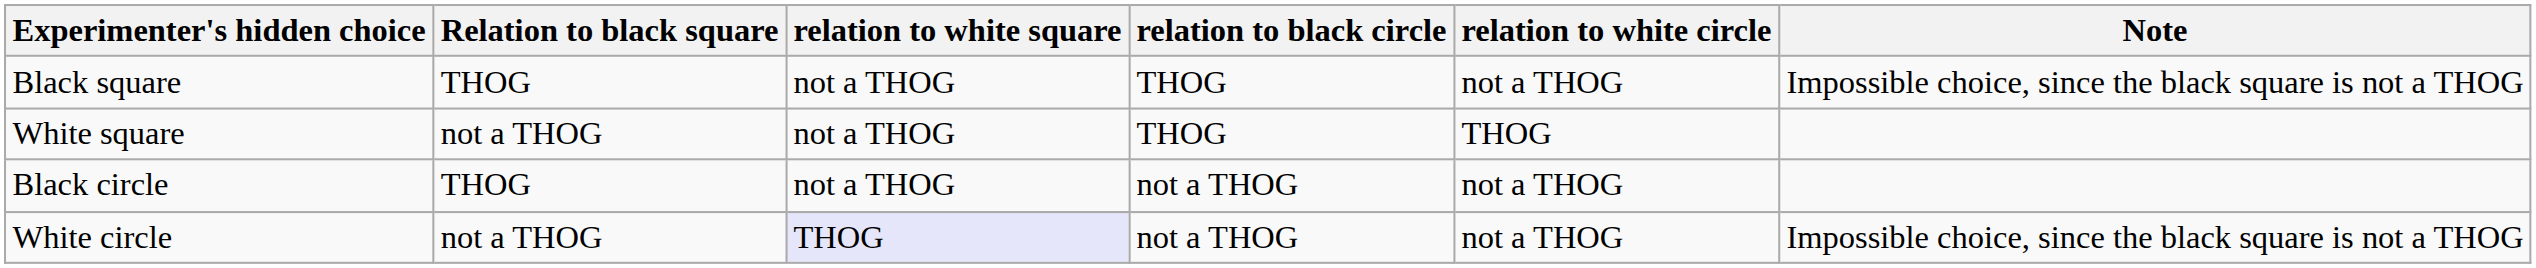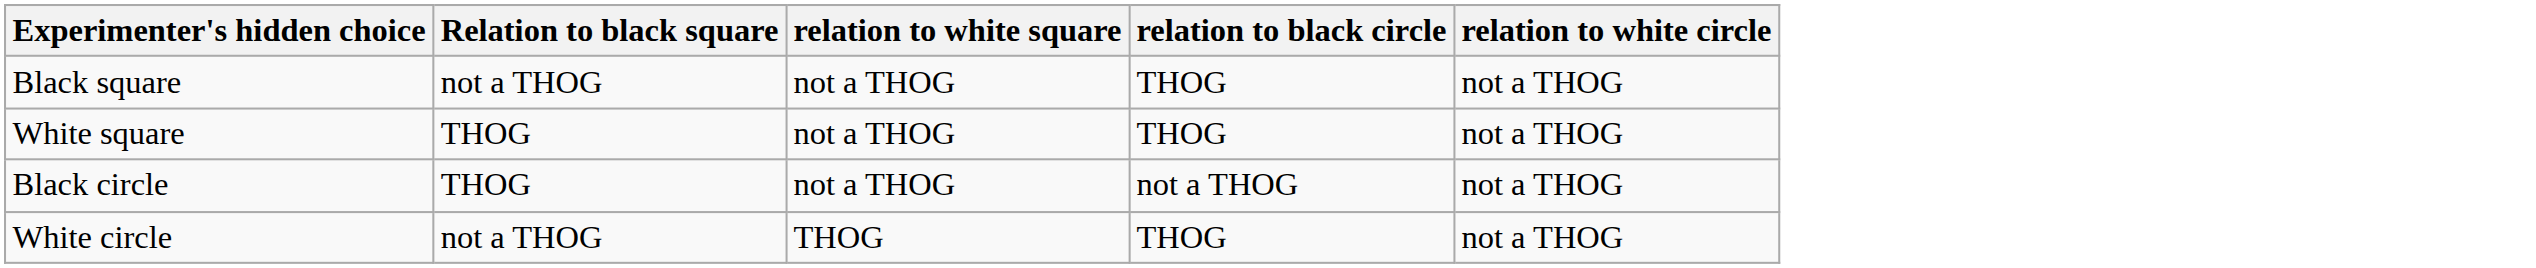- column: (2155, 30)
(486, 81) THOG -> (522, 81) not a THOG
(522, 133) not a THOG -> (486, 133) THOG
(1507, 133) THOG -> (1542, 133) not a THOG
(839, 236) lavender background -> (839, 236) no background
(1217, 236) not a THOG -> (1182, 236) THOG
